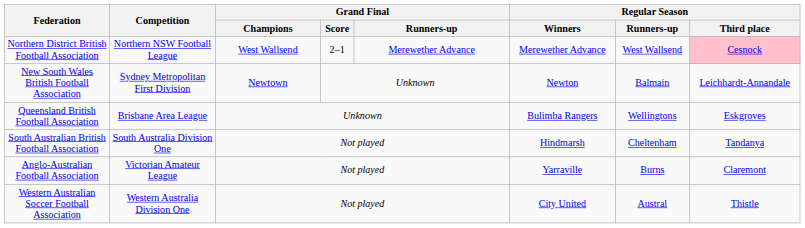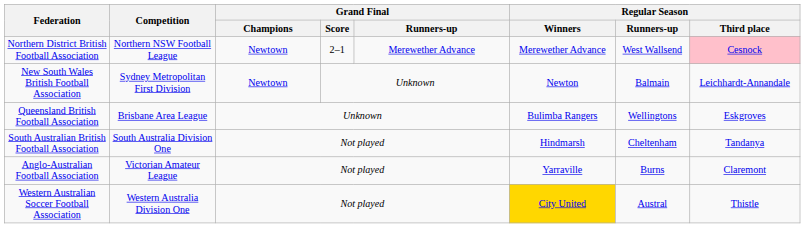(268, 50) West Wallsend -> (268, 50) Newtown
(562, 203) no background -> (562, 203) gold background
